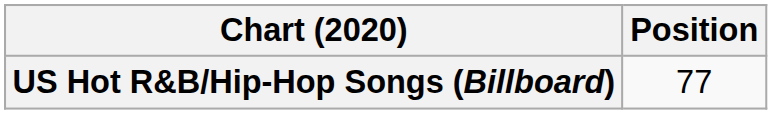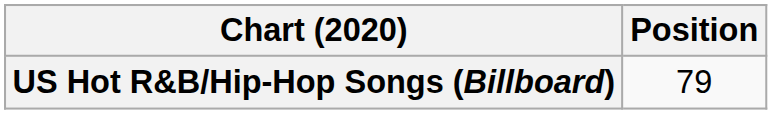(694, 81) 77 -> (694, 81) 79
